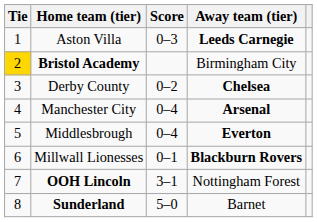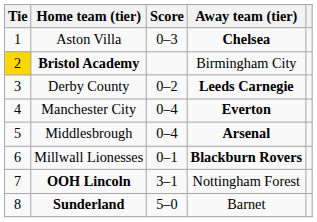(246, 39) Leeds Carnegie -> (246, 39) Chelsea
(246, 86) Chelsea -> (246, 86) Leeds Carnegie
(246, 110) Arsenal -> (246, 110) Everton
(246, 133) Everton -> (246, 133) Arsenal
